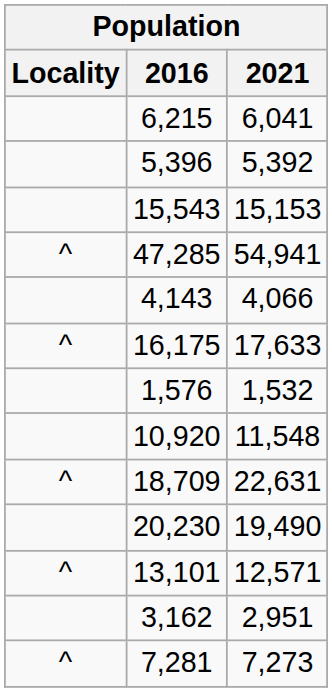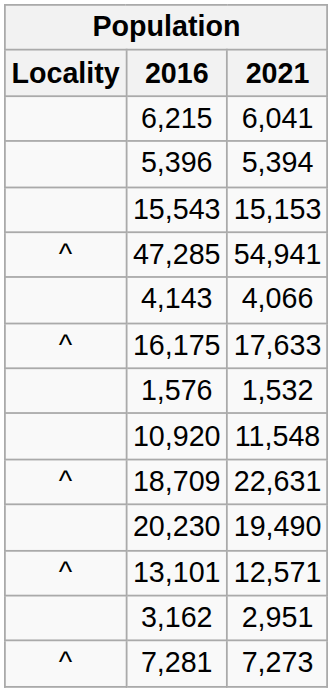(278, 163) 5,392 -> (278, 163) 5,394
